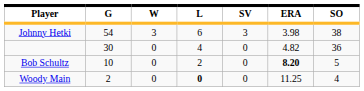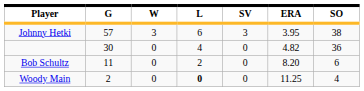(108, 32) 54 -> (108, 32) 57
(291, 32) 3.98 -> (291, 32) 3.95
(108, 63) 10 -> (108, 63) 11
(291, 63) bold -> (291, 63) normal
(337, 63) 5 -> (337, 63) 6
